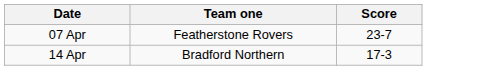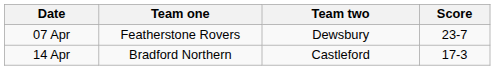+ column: (341, 14)
